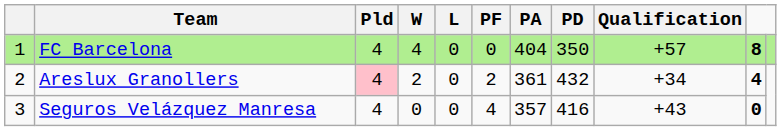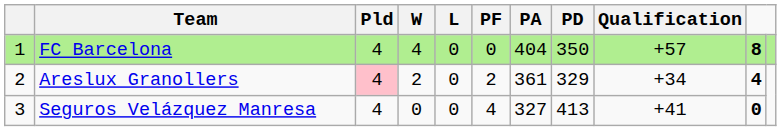(573, 80) 432 -> (573, 80) 329
(531, 110) 357 -> (531, 110) 327
(573, 110) 416 -> (573, 110) 413
(670, 110) +43 -> (670, 110) +41
